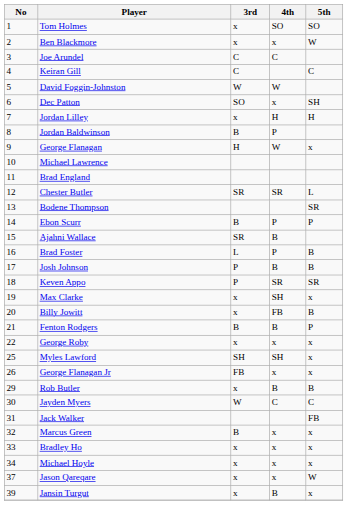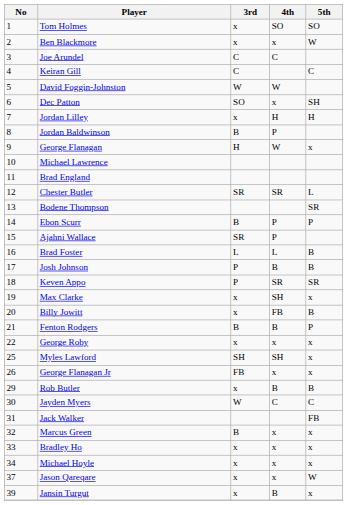(275, 237) B -> (274, 237) P
(274, 252) P -> (274, 252) L
